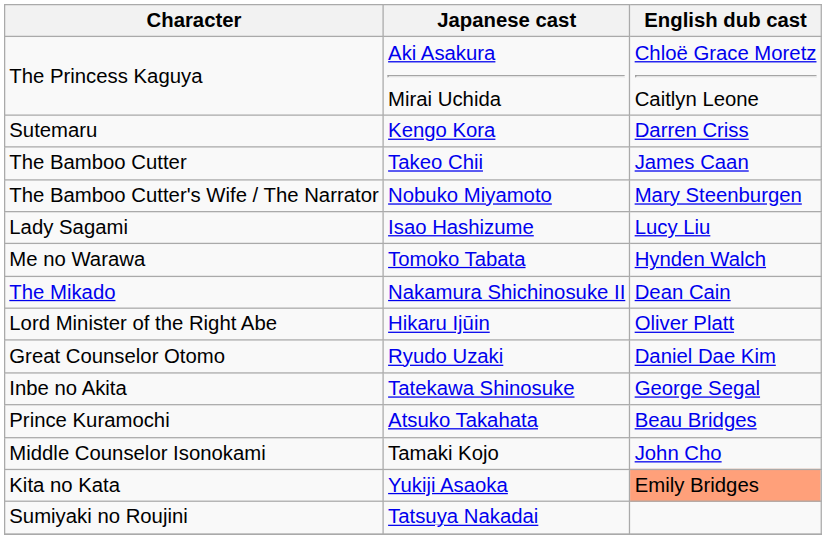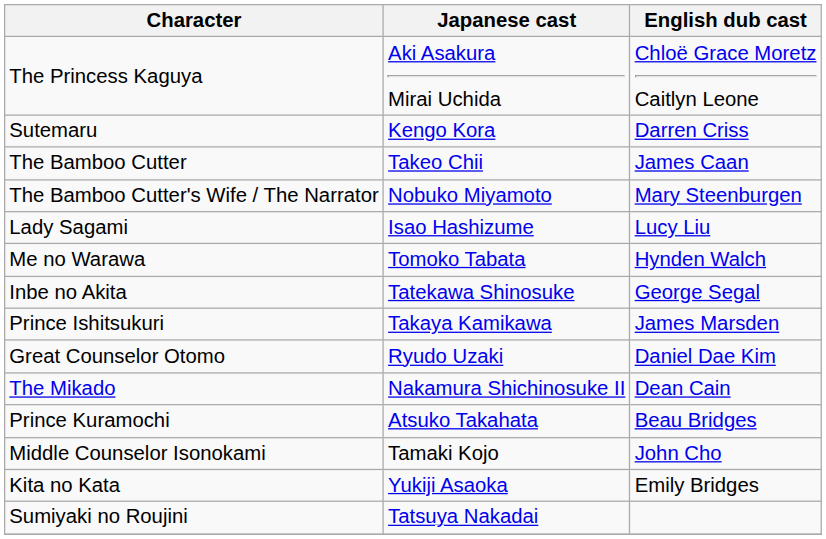rows swapped: (68, 388) <-> (62, 291)
+ row: (87, 324)
- row: (143, 324)
(697, 485) lightsalmon background -> (697, 485) no background
